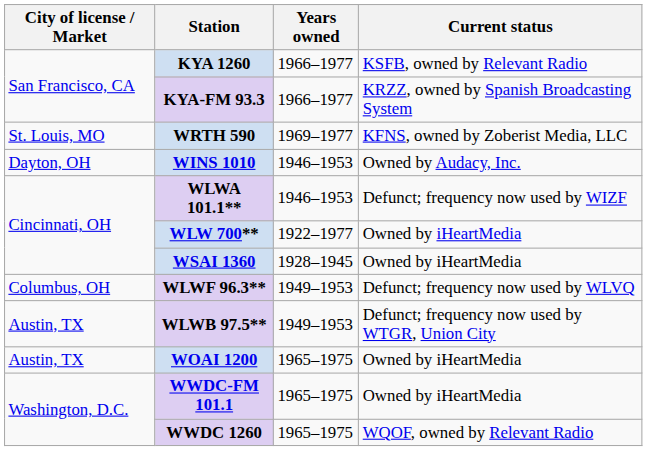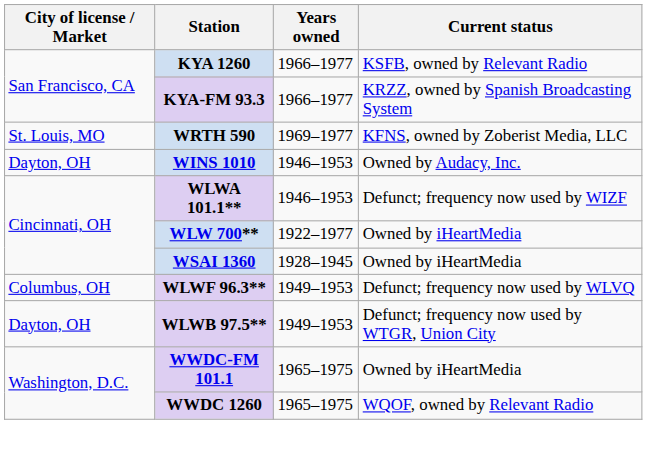(46, 323) Austin, TX -> (49, 323) Dayton, OH
- row: (214, 359)
